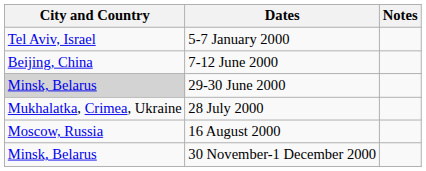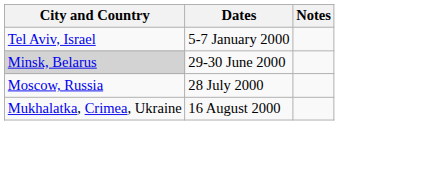- row: (233, 62)
(95, 108) Mukhalatka, Crimea, Ukraine -> (55, 85) Moscow, Russia
(55, 131) Moscow, Russia -> (95, 108) Mukhalatka, Crimea, Ukraine
- row: (282, 154)
